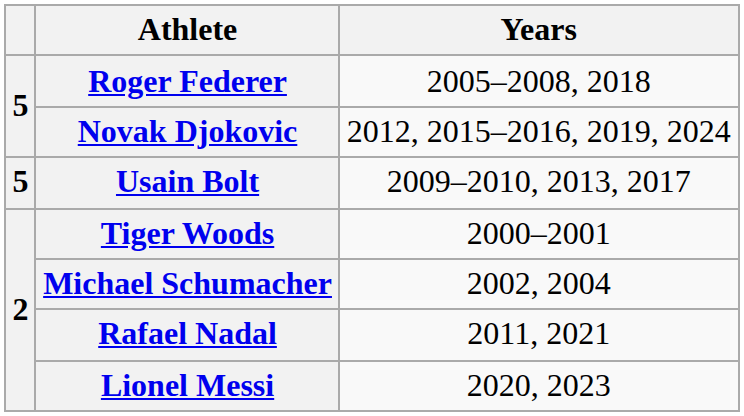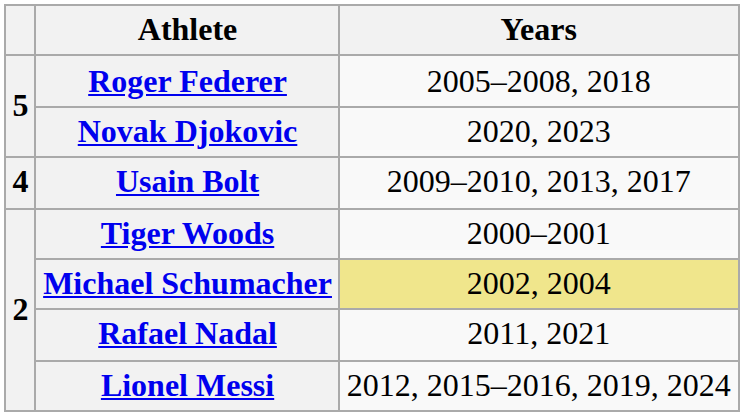(539, 131) 2012, 2015–2016, 2019, 2024 -> (539, 131) 2020, 2023
(20, 182) 5 -> (20, 182) 4
(539, 283) no background -> (539, 283) khaki background
(539, 385) 2020, 2023 -> (539, 385) 2012, 2015–2016, 2019, 2024
